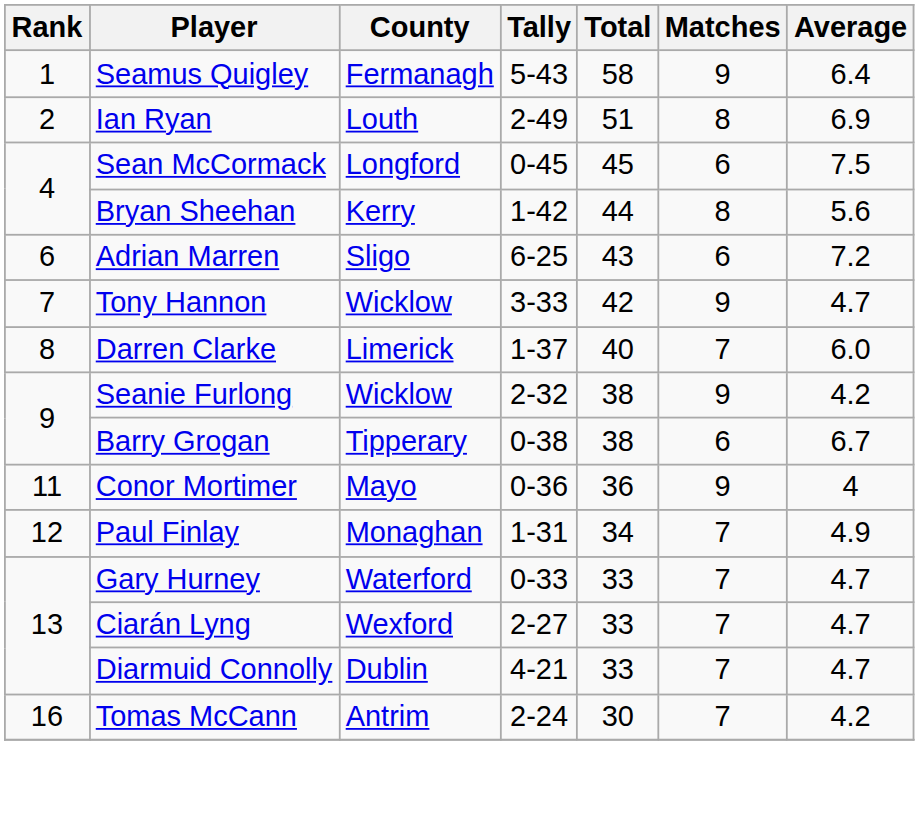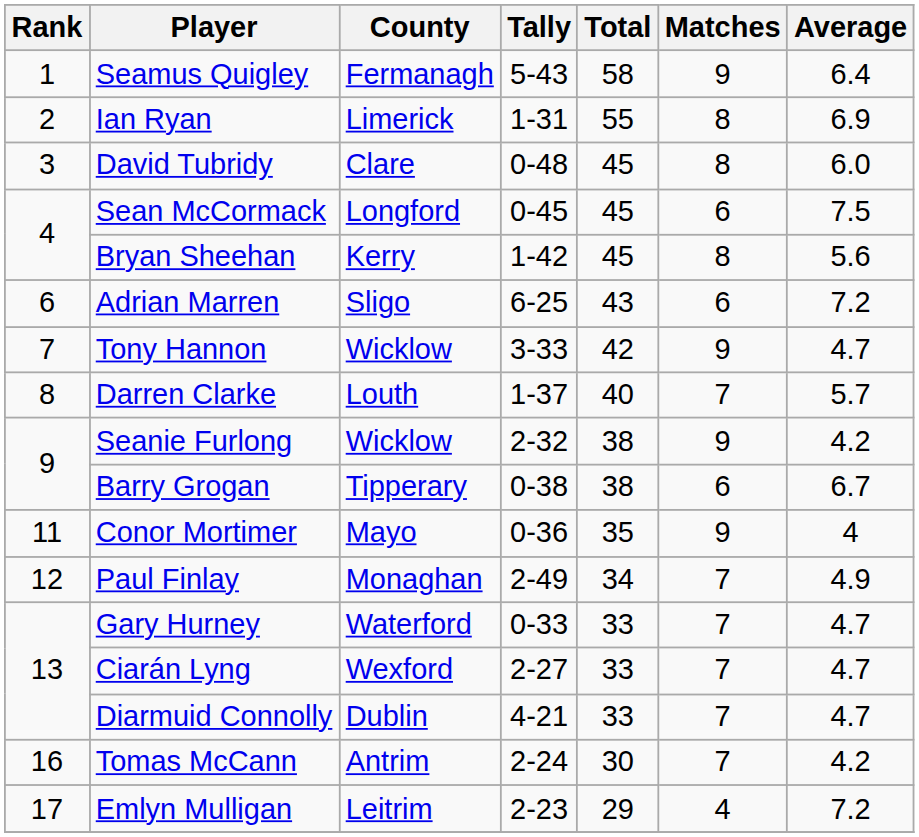(382, 119) Louth -> (400, 119) Limerick
(539, 119) 2-49 -> (539, 119) 1-31
(618, 119) 51 -> (618, 119) 55
+ row: (184, 165)
(618, 211) 44 -> (618, 257) 45
(400, 348) Limerick -> (382, 394) Louth
(851, 348) 6.0 -> (851, 394) 5.7
(618, 486) 36 -> (618, 532) 35
(539, 532) 1-31 -> (539, 578) 2-49
+ row: (194, 808)
